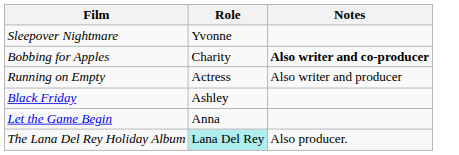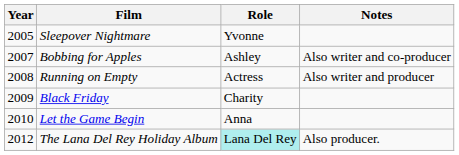+ column: (21, 14)
(211, 56) Charity -> (242, 56) Ashley
(350, 56) bold -> (377, 56) normal
(210, 98) Ashley -> (243, 98) Charity
